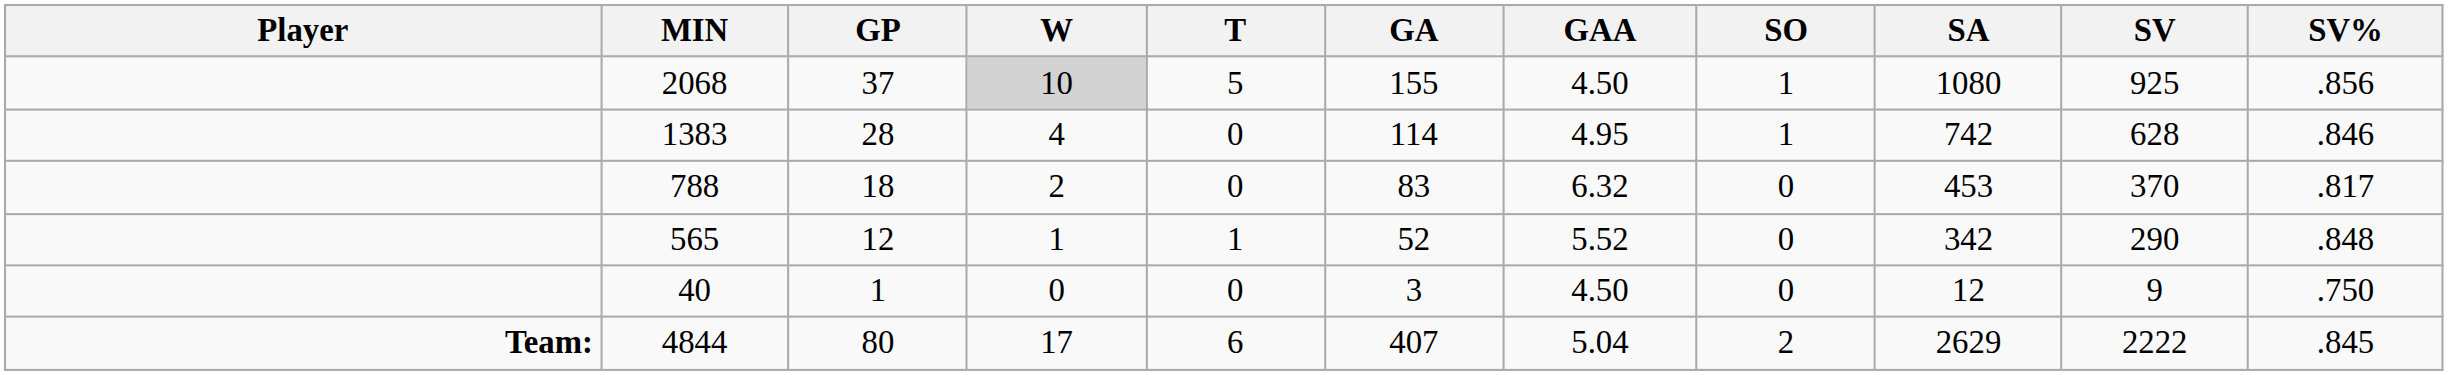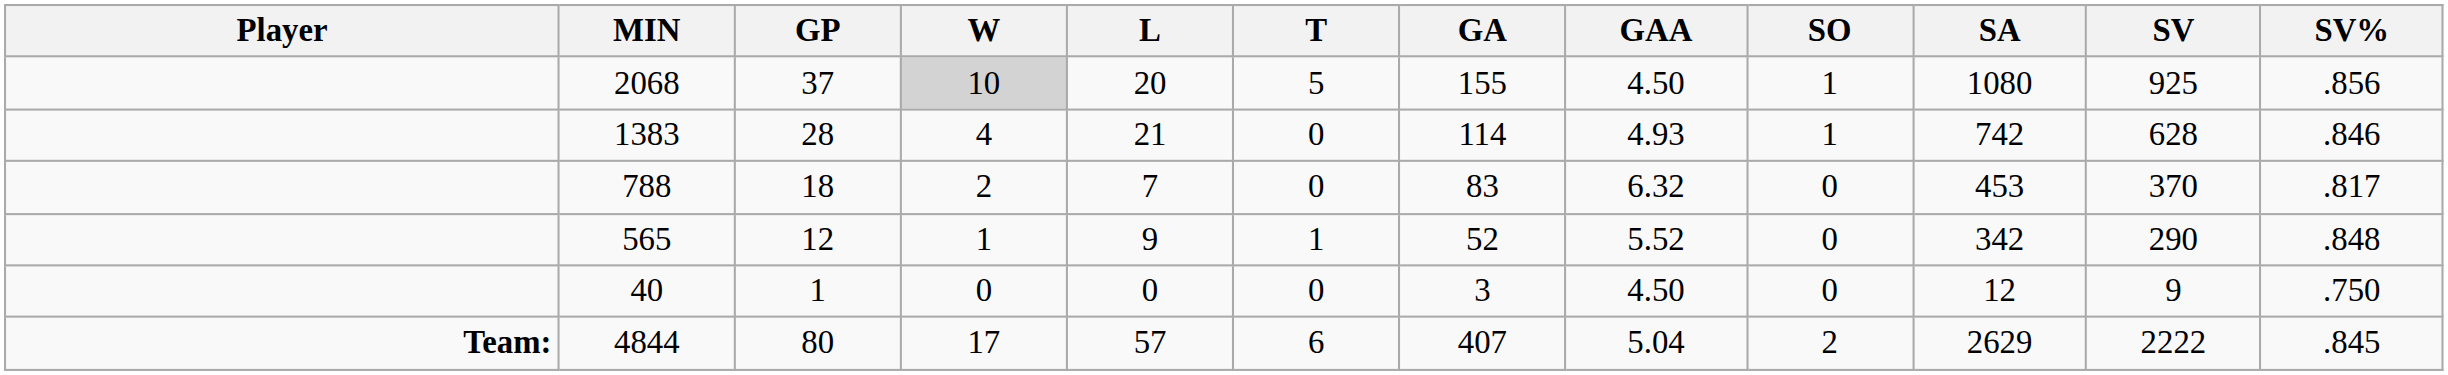+ column: (1150, 30)
(1600, 134) 4.95 -> (1656, 134) 4.93
